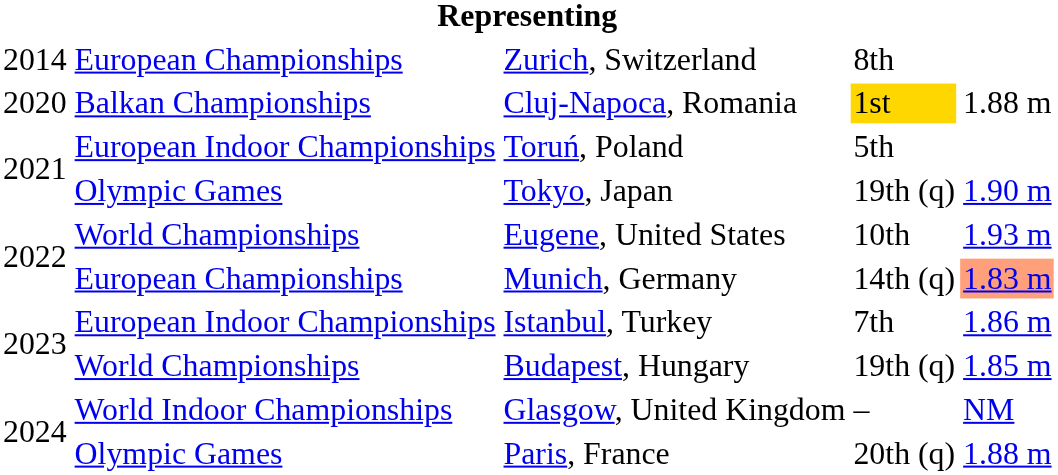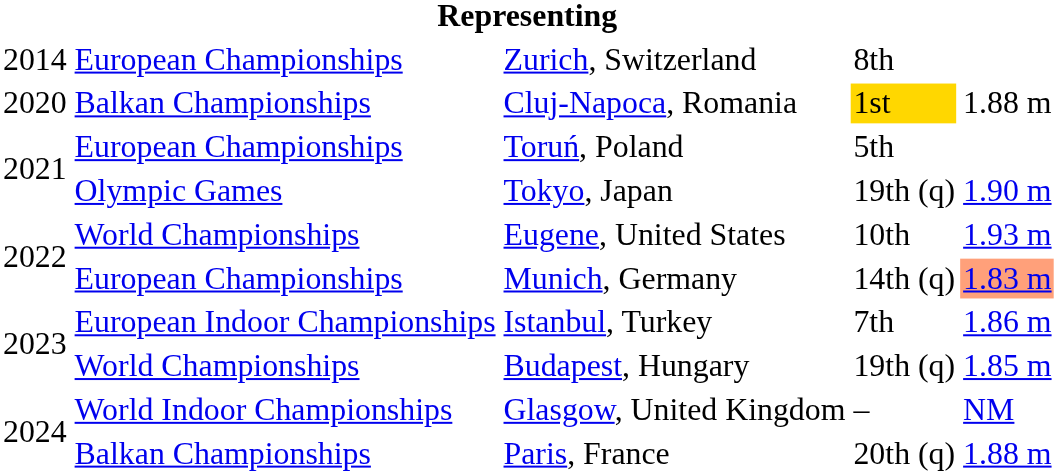(285, 146) European Indoor Championships -> (239, 146) European Championships
(179, 453) Olympic Games -> (223, 453) Balkan Championships
